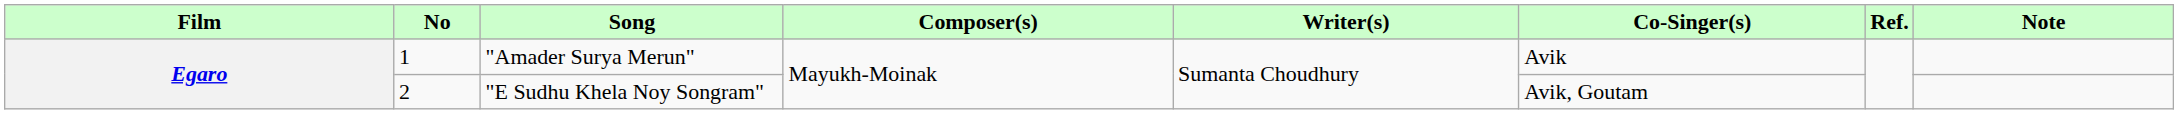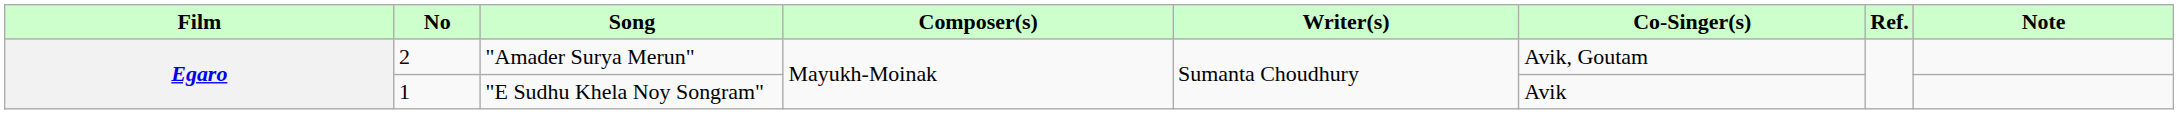(405, 56) 1 -> (405, 56) 2
(1545, 56) Avik -> (1586, 56) Avik, Goutam
(405, 91) 2 -> (405, 91) 1
(1586, 91) Avik, Goutam -> (1545, 91) Avik
